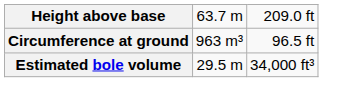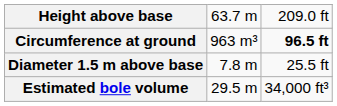(293, 40) normal -> (307, 40) bold
+ row: (106, 64)
